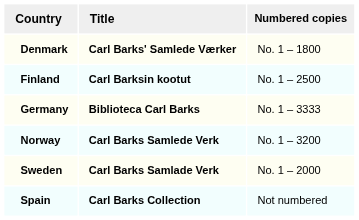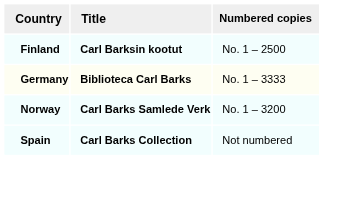- row: (41, 49)
- row: (34, 170)
